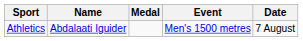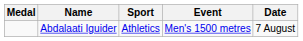columns swapped: (145, 13) <-> (26, 13)
